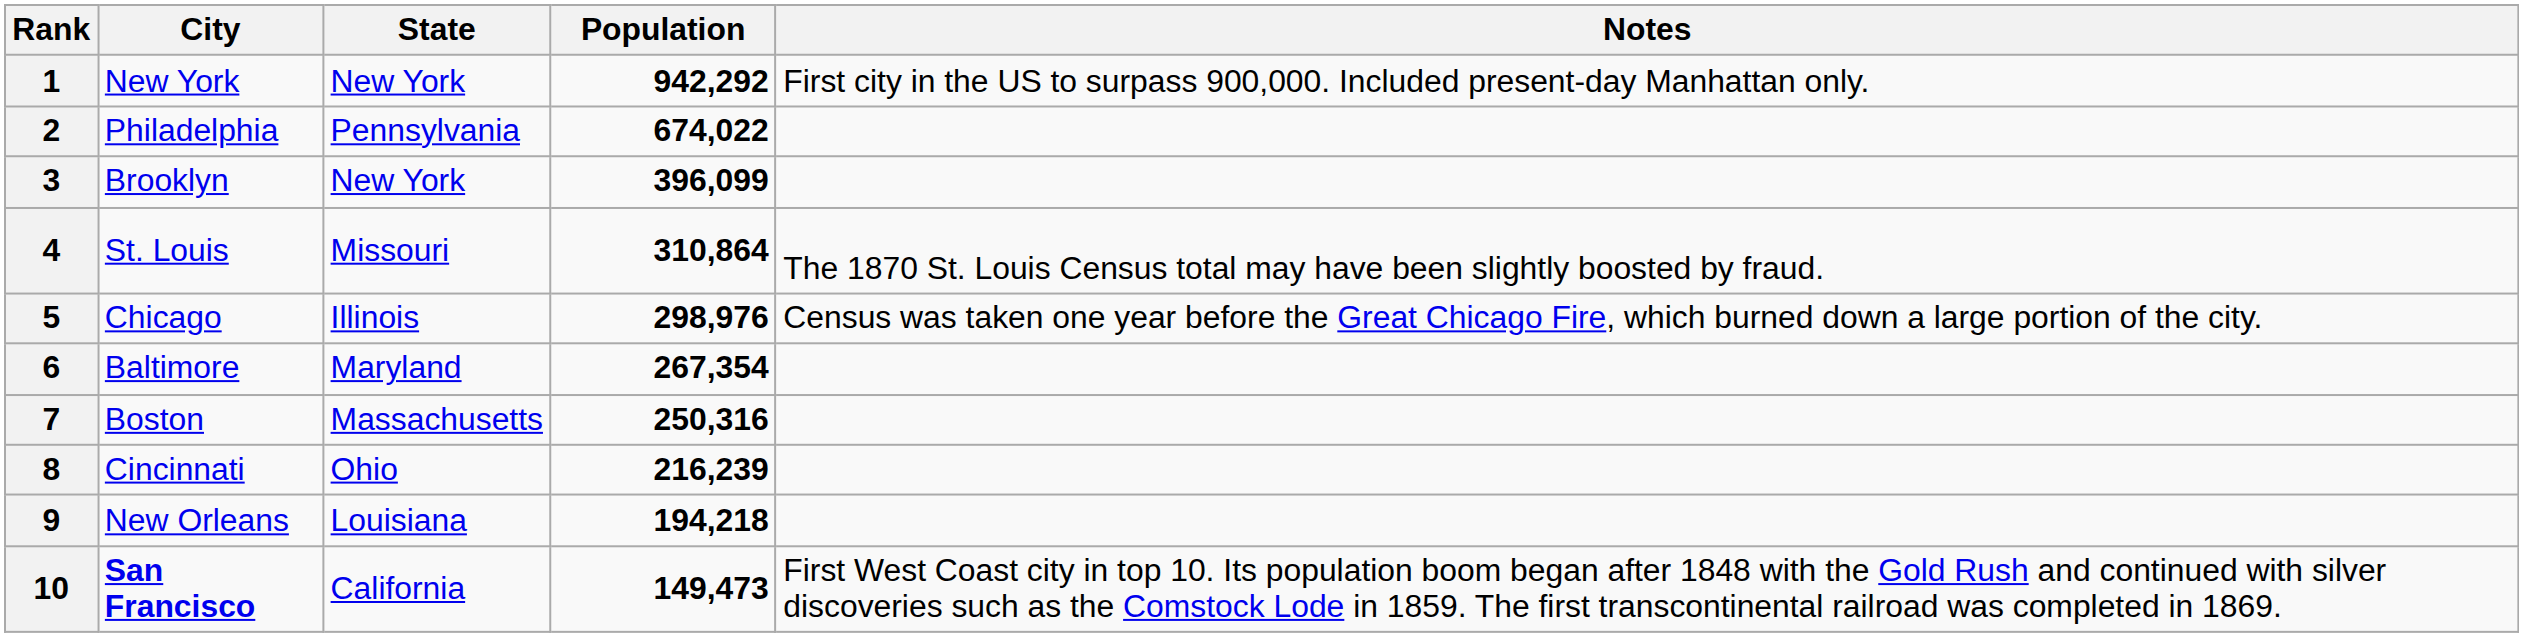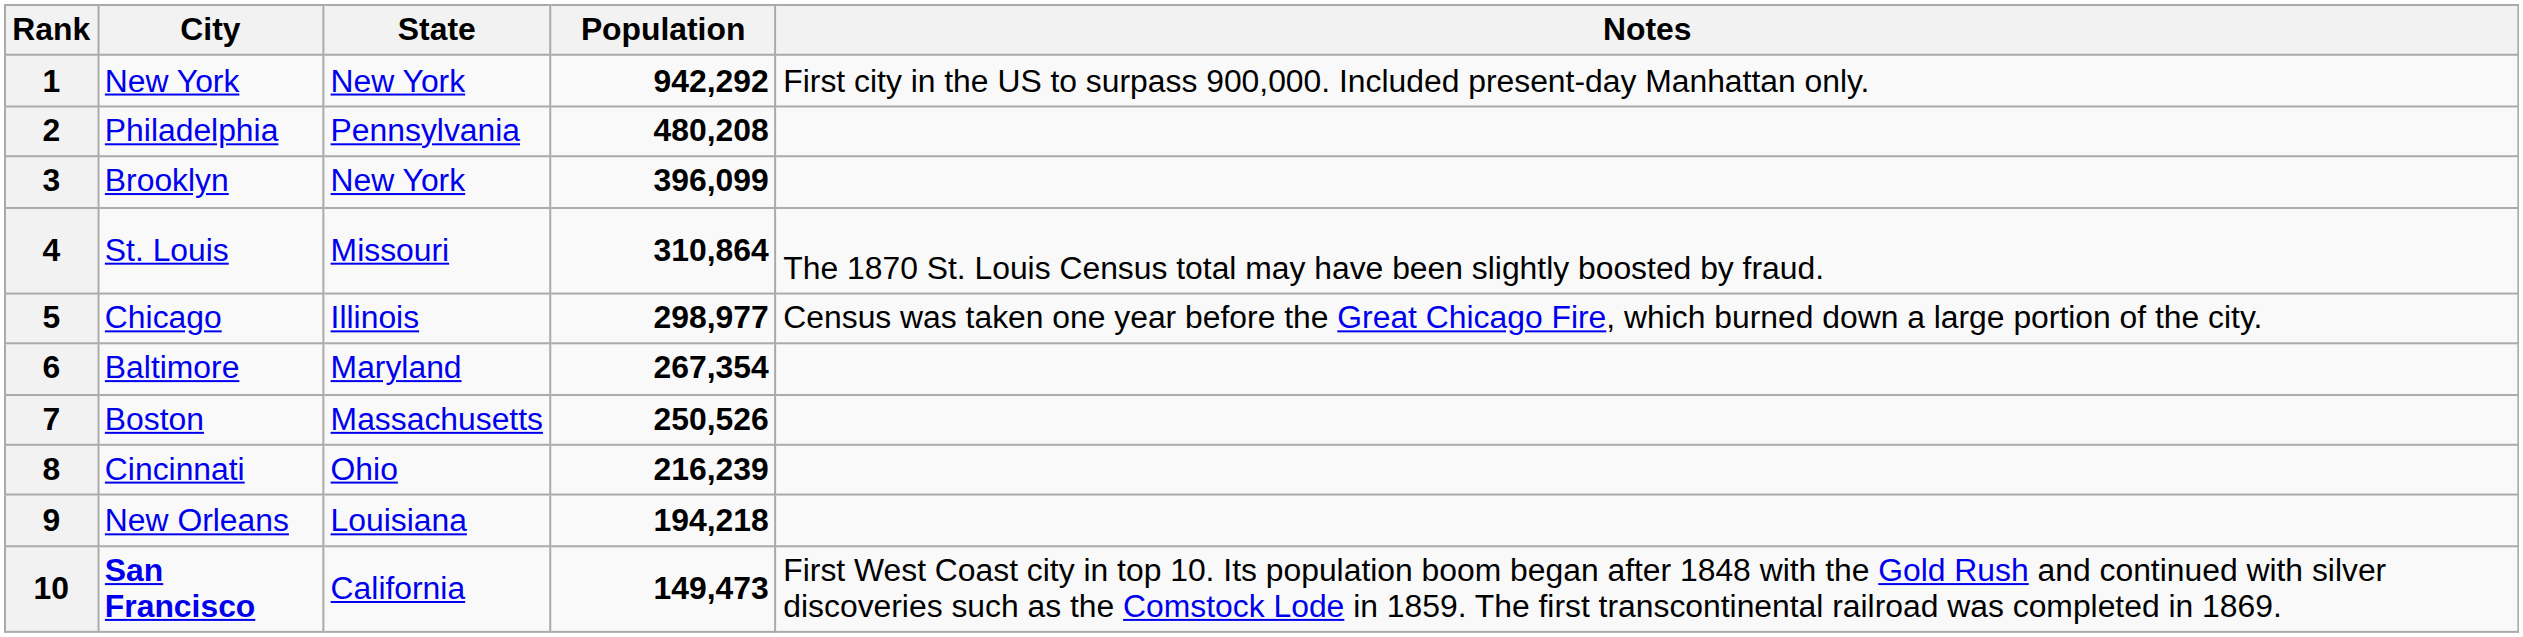(711, 130) 674,022 -> (711, 130) 480,208
(711, 318) 298,976 -> (711, 318) 298,977
(711, 419) 250,316 -> (711, 419) 250,526
